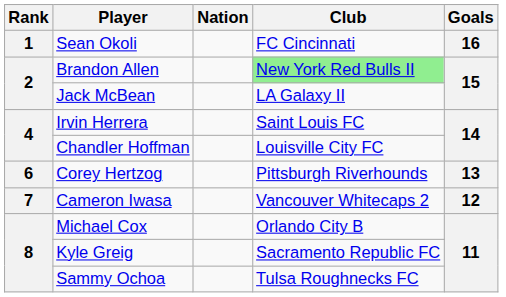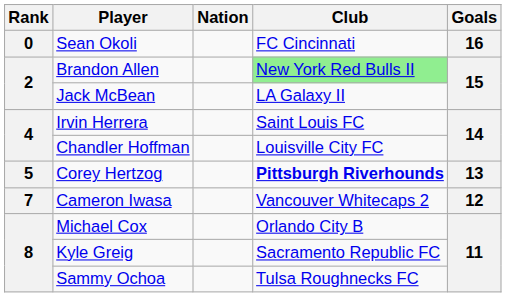(28, 43) 1 -> (28, 43) 0
(28, 174) 6 -> (28, 174) 5
(342, 174) normal -> (350, 174) bold
